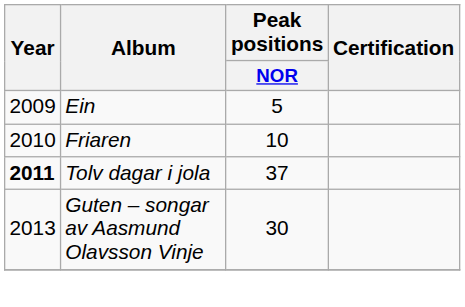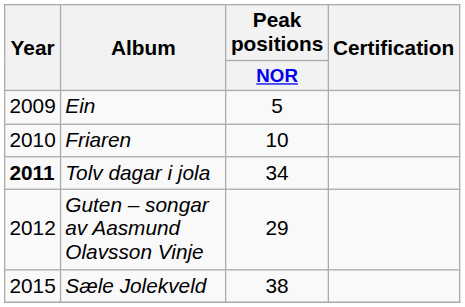(277, 172) 37 -> (277, 172) 34
(33, 229) 2013 -> (33, 229) 2012
(277, 229) 30 -> (277, 229) 29
+ row: (136, 285)
